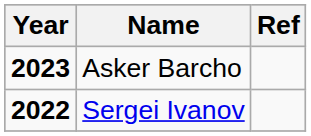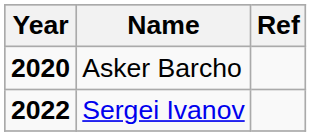(40, 67) 2023 -> (40, 67) 2020
